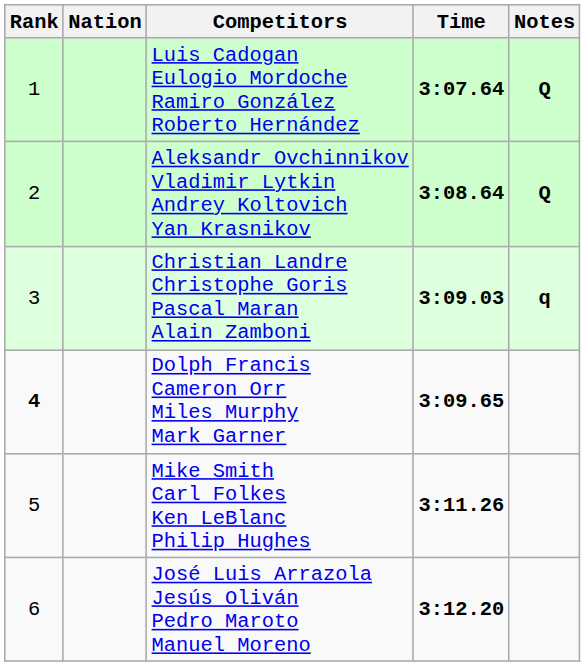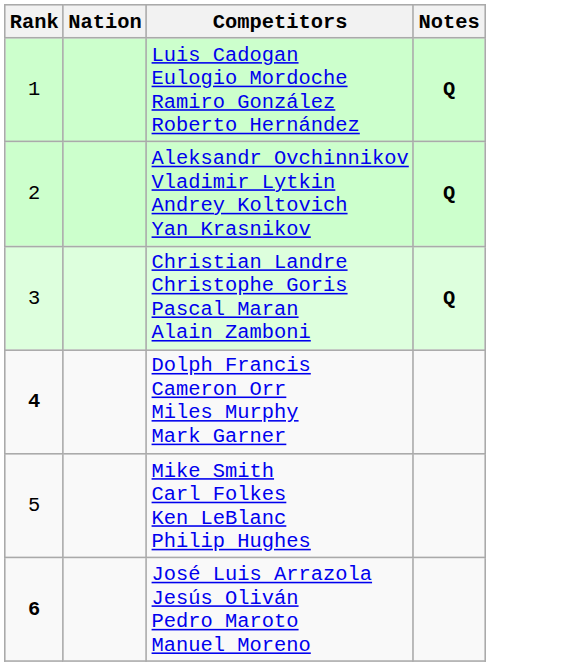- column: (461, 21)
(545, 298) q -> (449, 298) Q
(34, 610) normal -> (34, 610) bold
